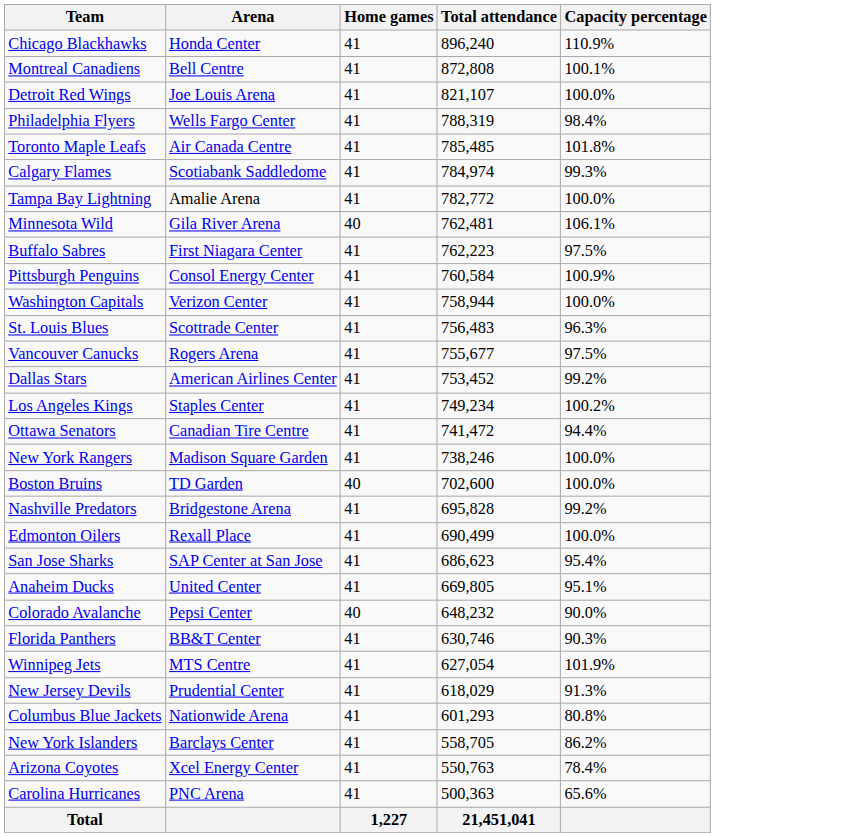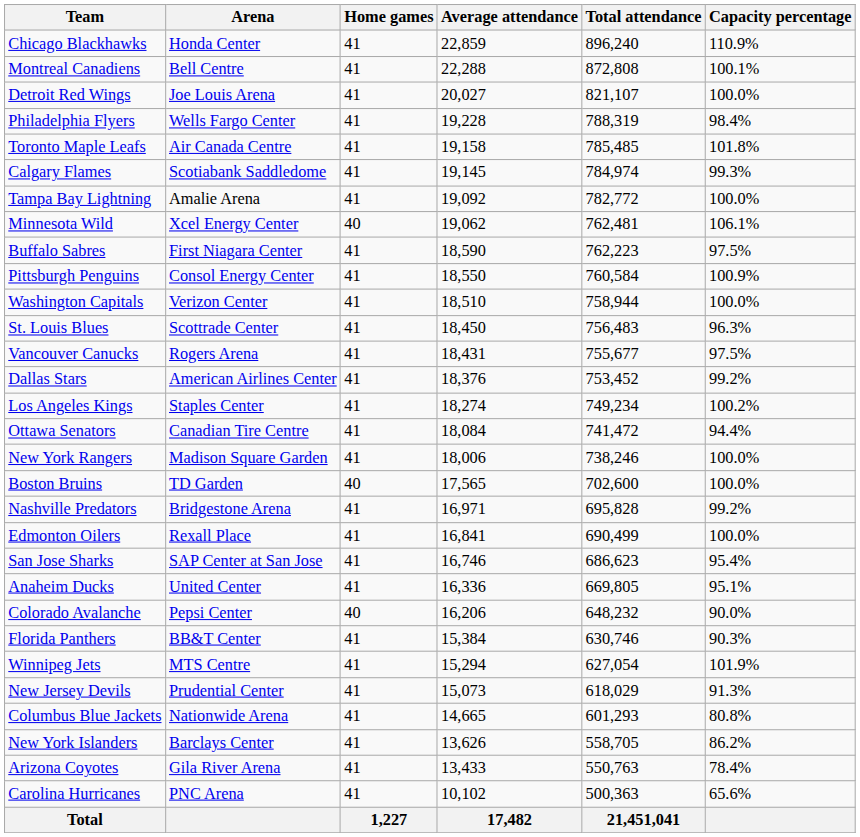+ column: (510, 17)
(225, 224) Gila River Arena -> (234, 224) Xcel Energy Center
(234, 768) Xcel Energy Center -> (225, 768) Gila River Arena
